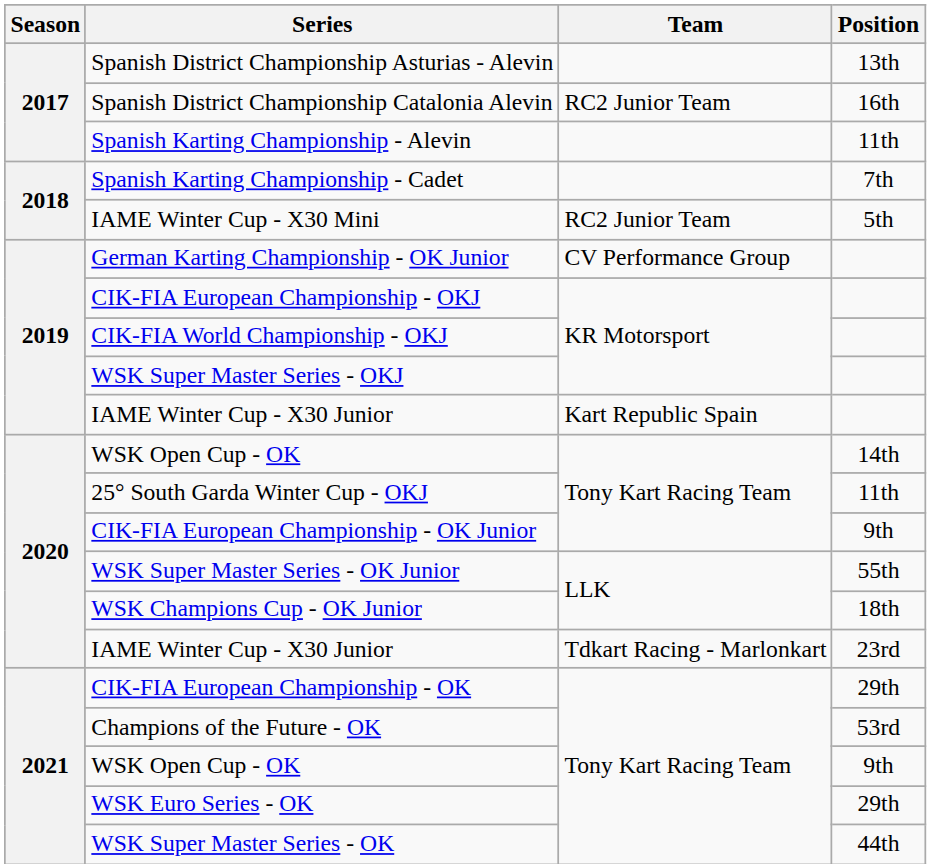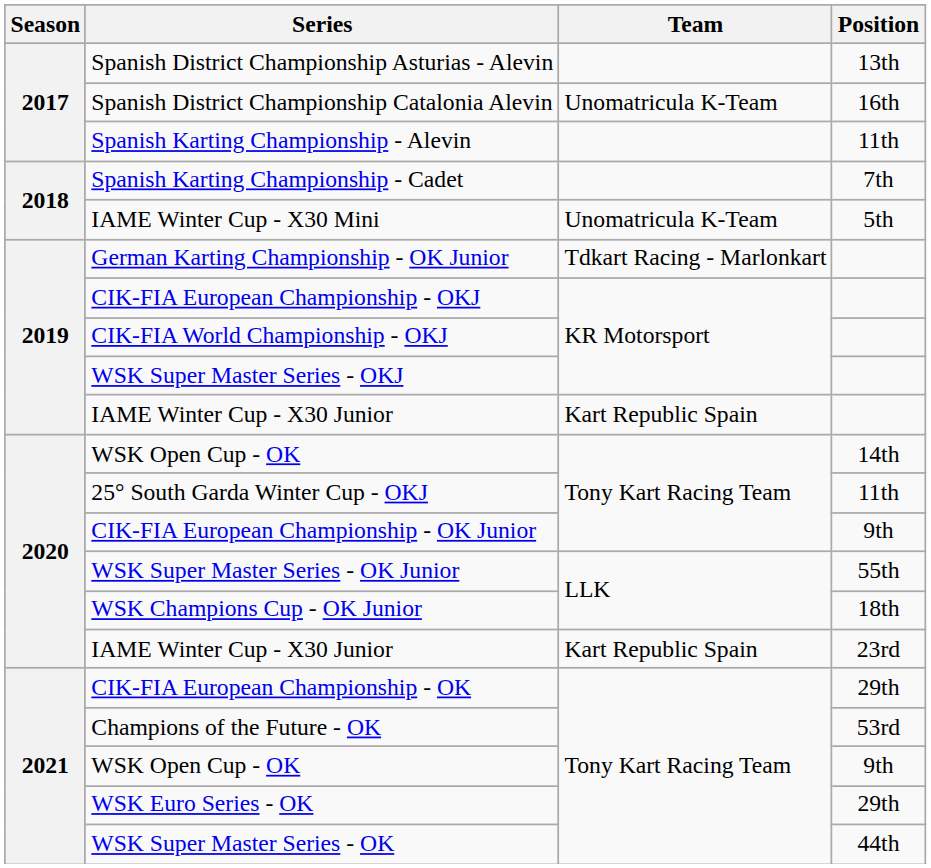(648, 101) RC2 Junior Team -> (671, 101) Unomatricula K-Team
(648, 218) RC2 Junior Team -> (671, 218) Unomatricula K-Team
(677, 257) CV Performance Group -> (695, 257) Tdkart Racing - Marlonkart
(695, 648) Tdkart Racing - Marlonkart -> (661, 648) Kart Republic Spain
